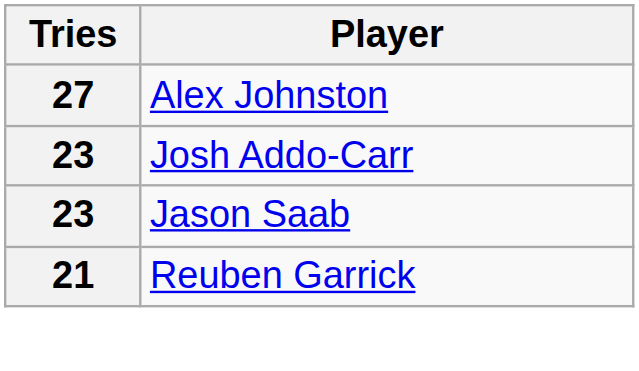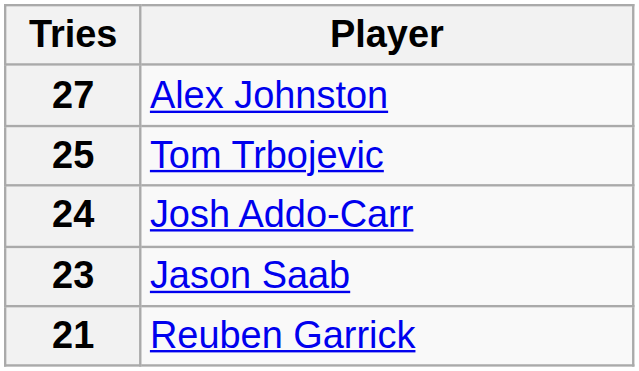+ row: (267, 154)
(73, 154) 23 -> (73, 214) 24
